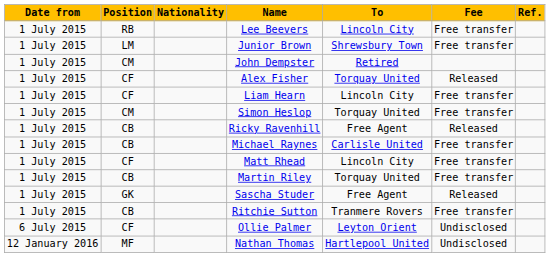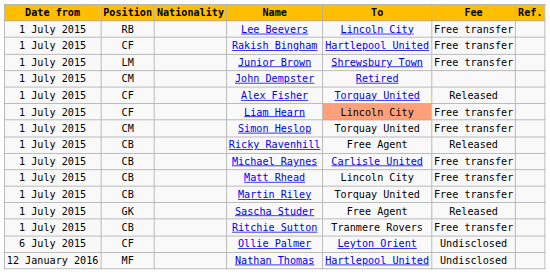+ row: (275, 46)
(377, 95) no background -> (377, 112) lightsalmon background
(128, 161) CF -> (128, 178) CB
